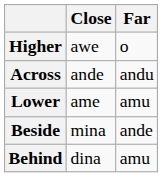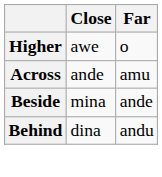(137, 74) andu -> (135, 74) amu
- row: (36, 102)
(135, 158) amu -> (137, 130) andu
